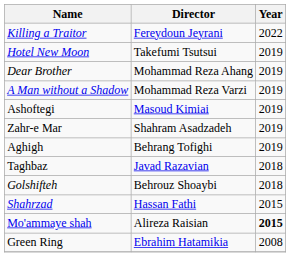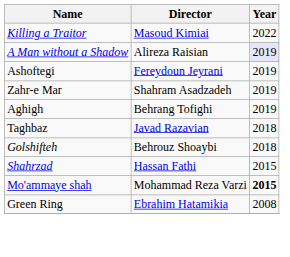(178, 33) Fereydoun Jeyrani -> (171, 33) Masoud Kimiai
- row: (48, 52)
- row: (39, 71)
(190, 90) Mohammad Reza Varzi -> (171, 52) Alireza Raisian
(271, 90) no background -> (264, 52) lavender background
(171, 109) Masoud Kimiai -> (178, 71) Fereydoun Jeyrani
(171, 223) Alireza Raisian -> (190, 185) Mohammad Reza Varzi
